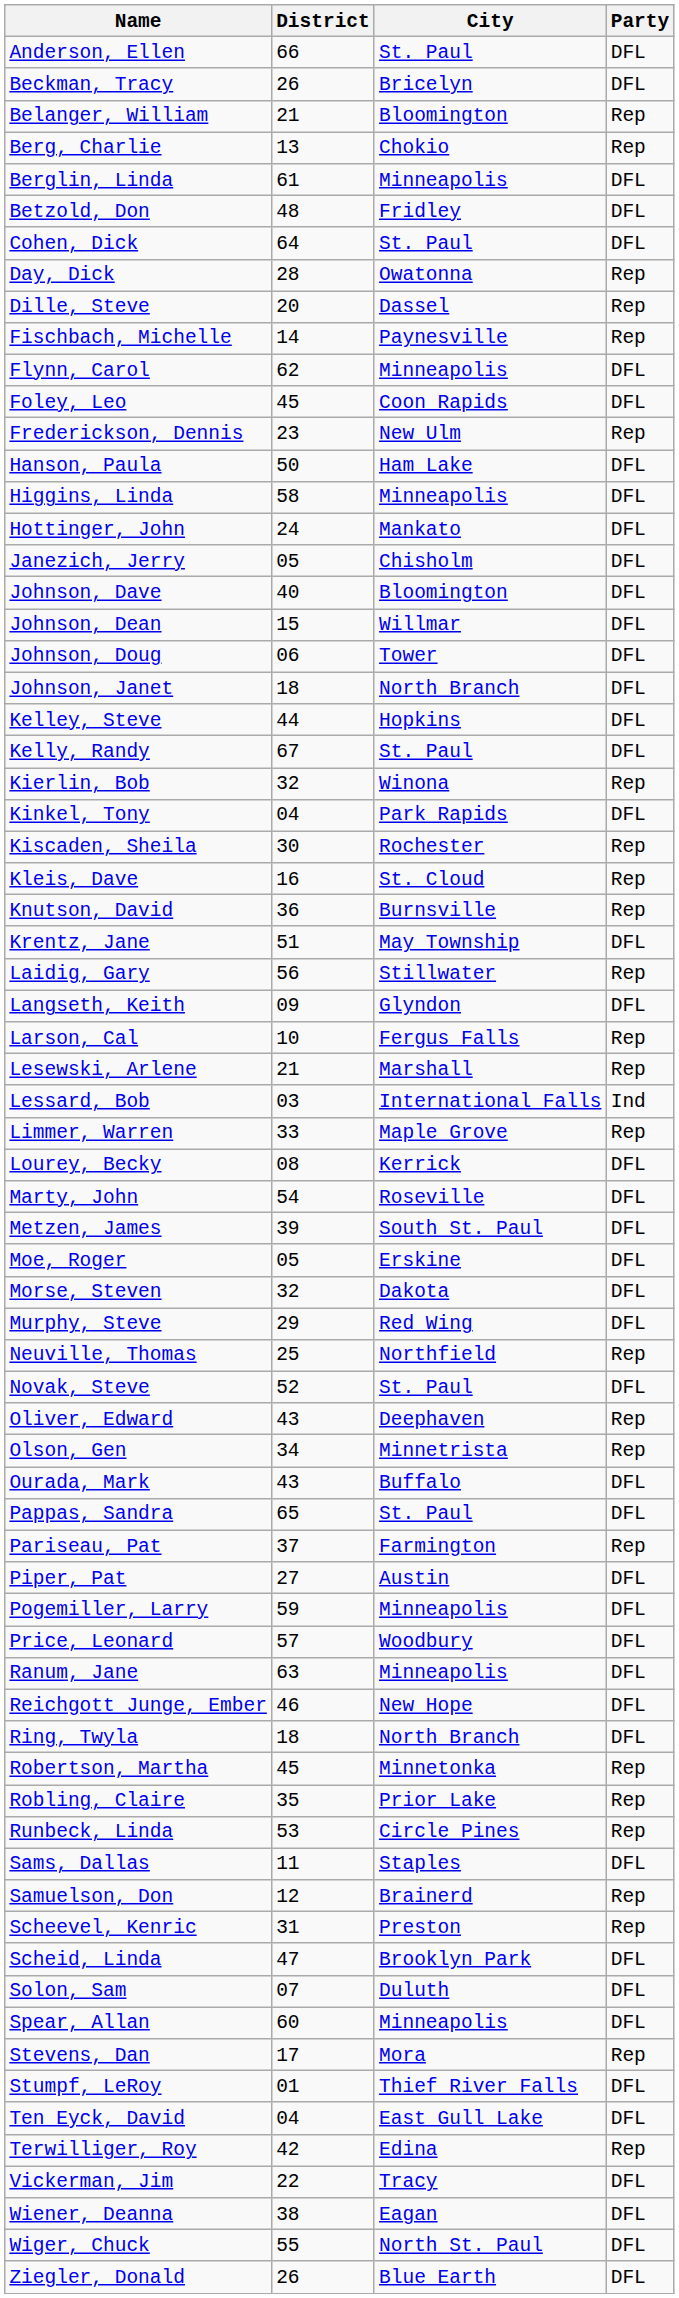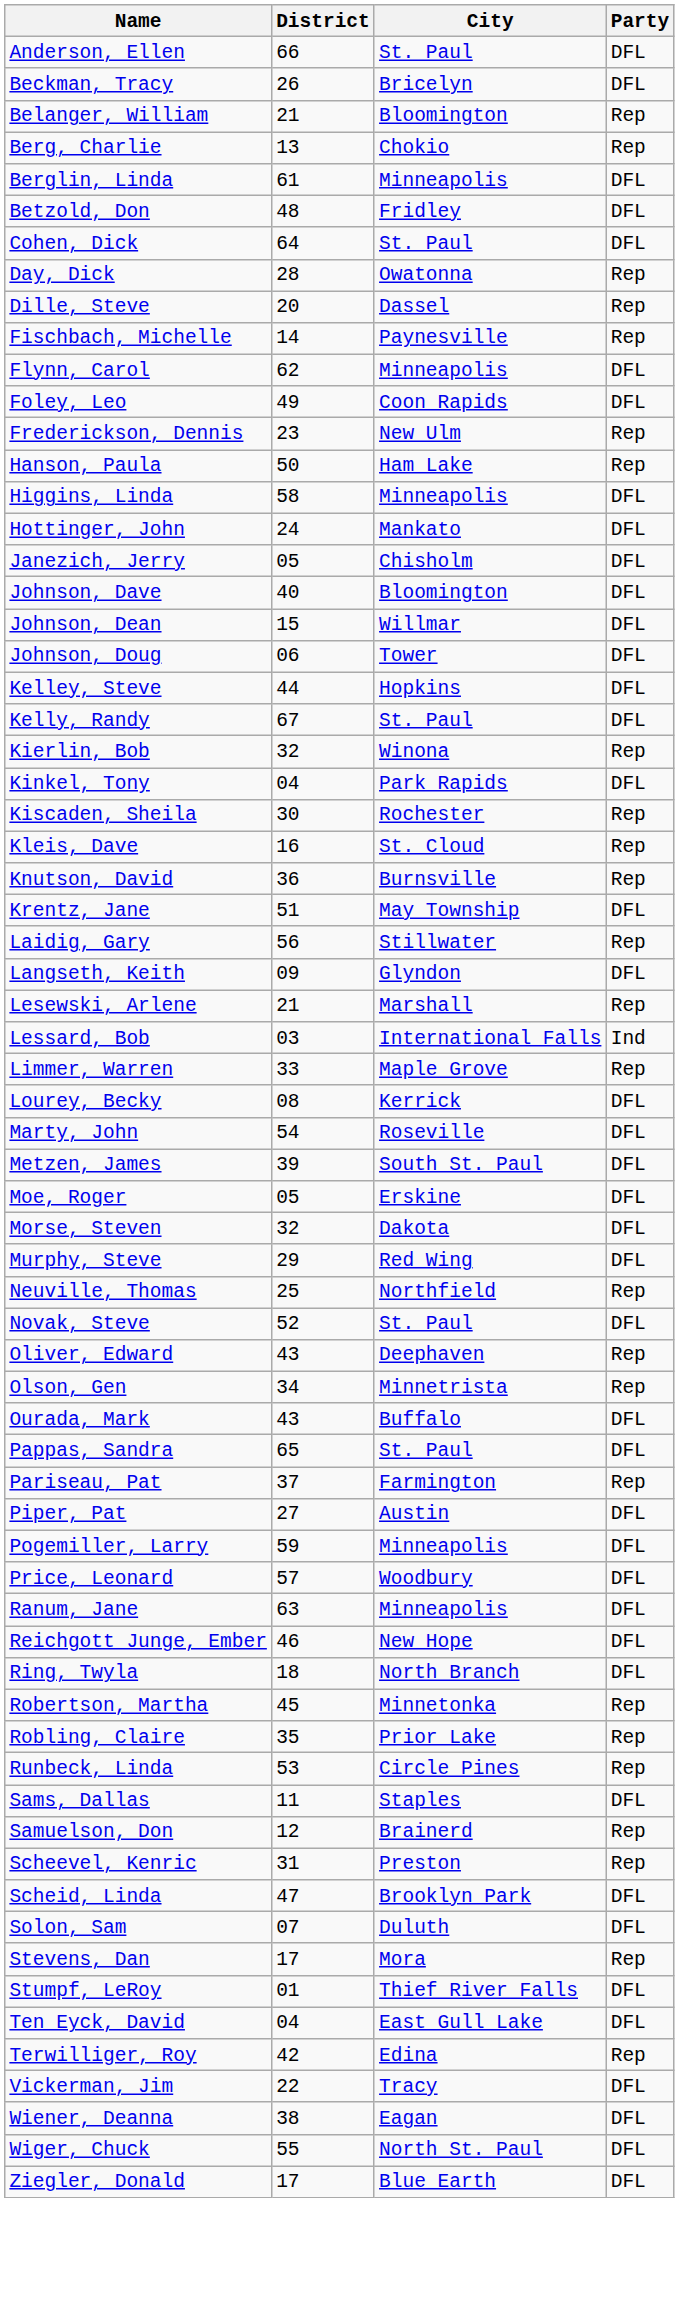(288, 402) 45 -> (288, 402) 49
(628, 466) DFL -> (628, 466) Rep
- row: (91, 688)
- row: (74, 1038)
- row: (80, 2023)
(288, 2277) 26 -> (288, 2182) 17
